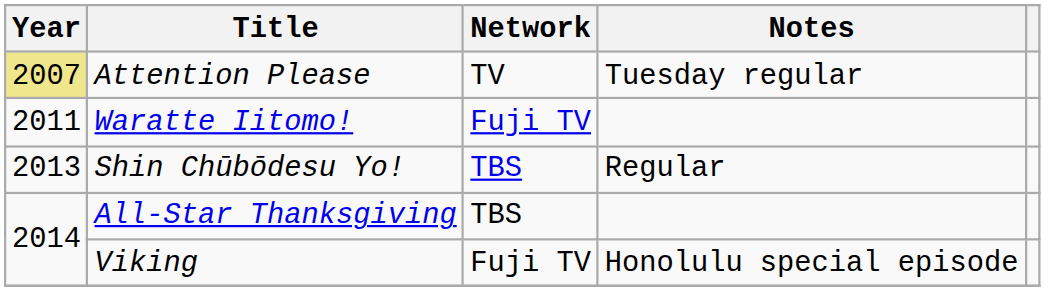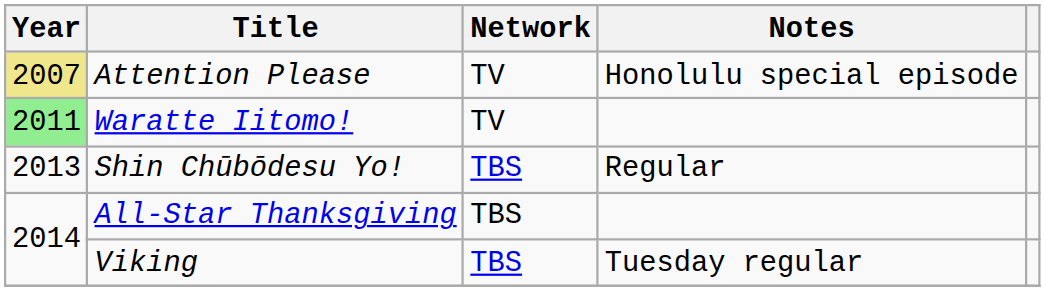(734, 75) Tuesday regular -> (812, 75) Honolulu special episode
(46, 122) no background -> (46, 122) lightgreen background
(531, 122) Fuji TV -> (488, 122) TV
(531, 263) Fuji TV -> (496, 263) TBS
(812, 263) Honolulu special episode -> (734, 263) Tuesday regular
